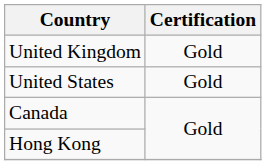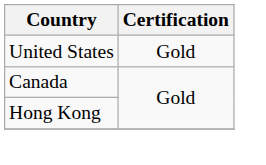- row: (75, 50)
